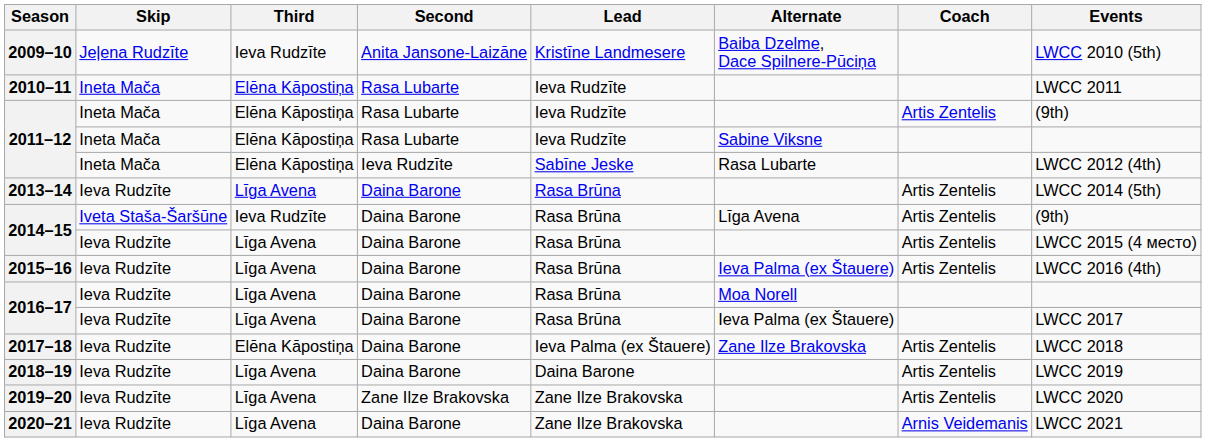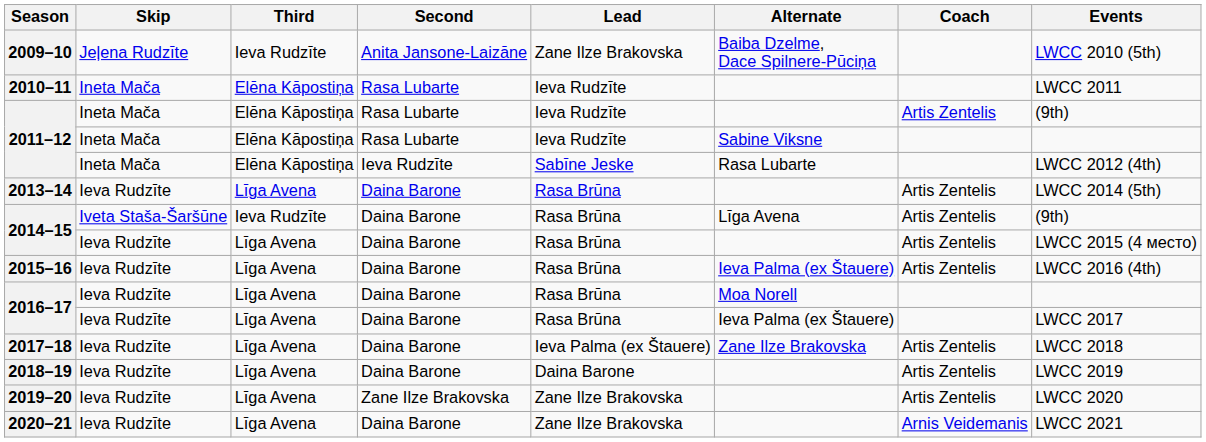(610, 52) Kristīne Landmesere -> (609, 52) Zane Ilze Brakovska
(294, 346) Elēna Kāpostiņa -> (275, 346) Līga Avena
